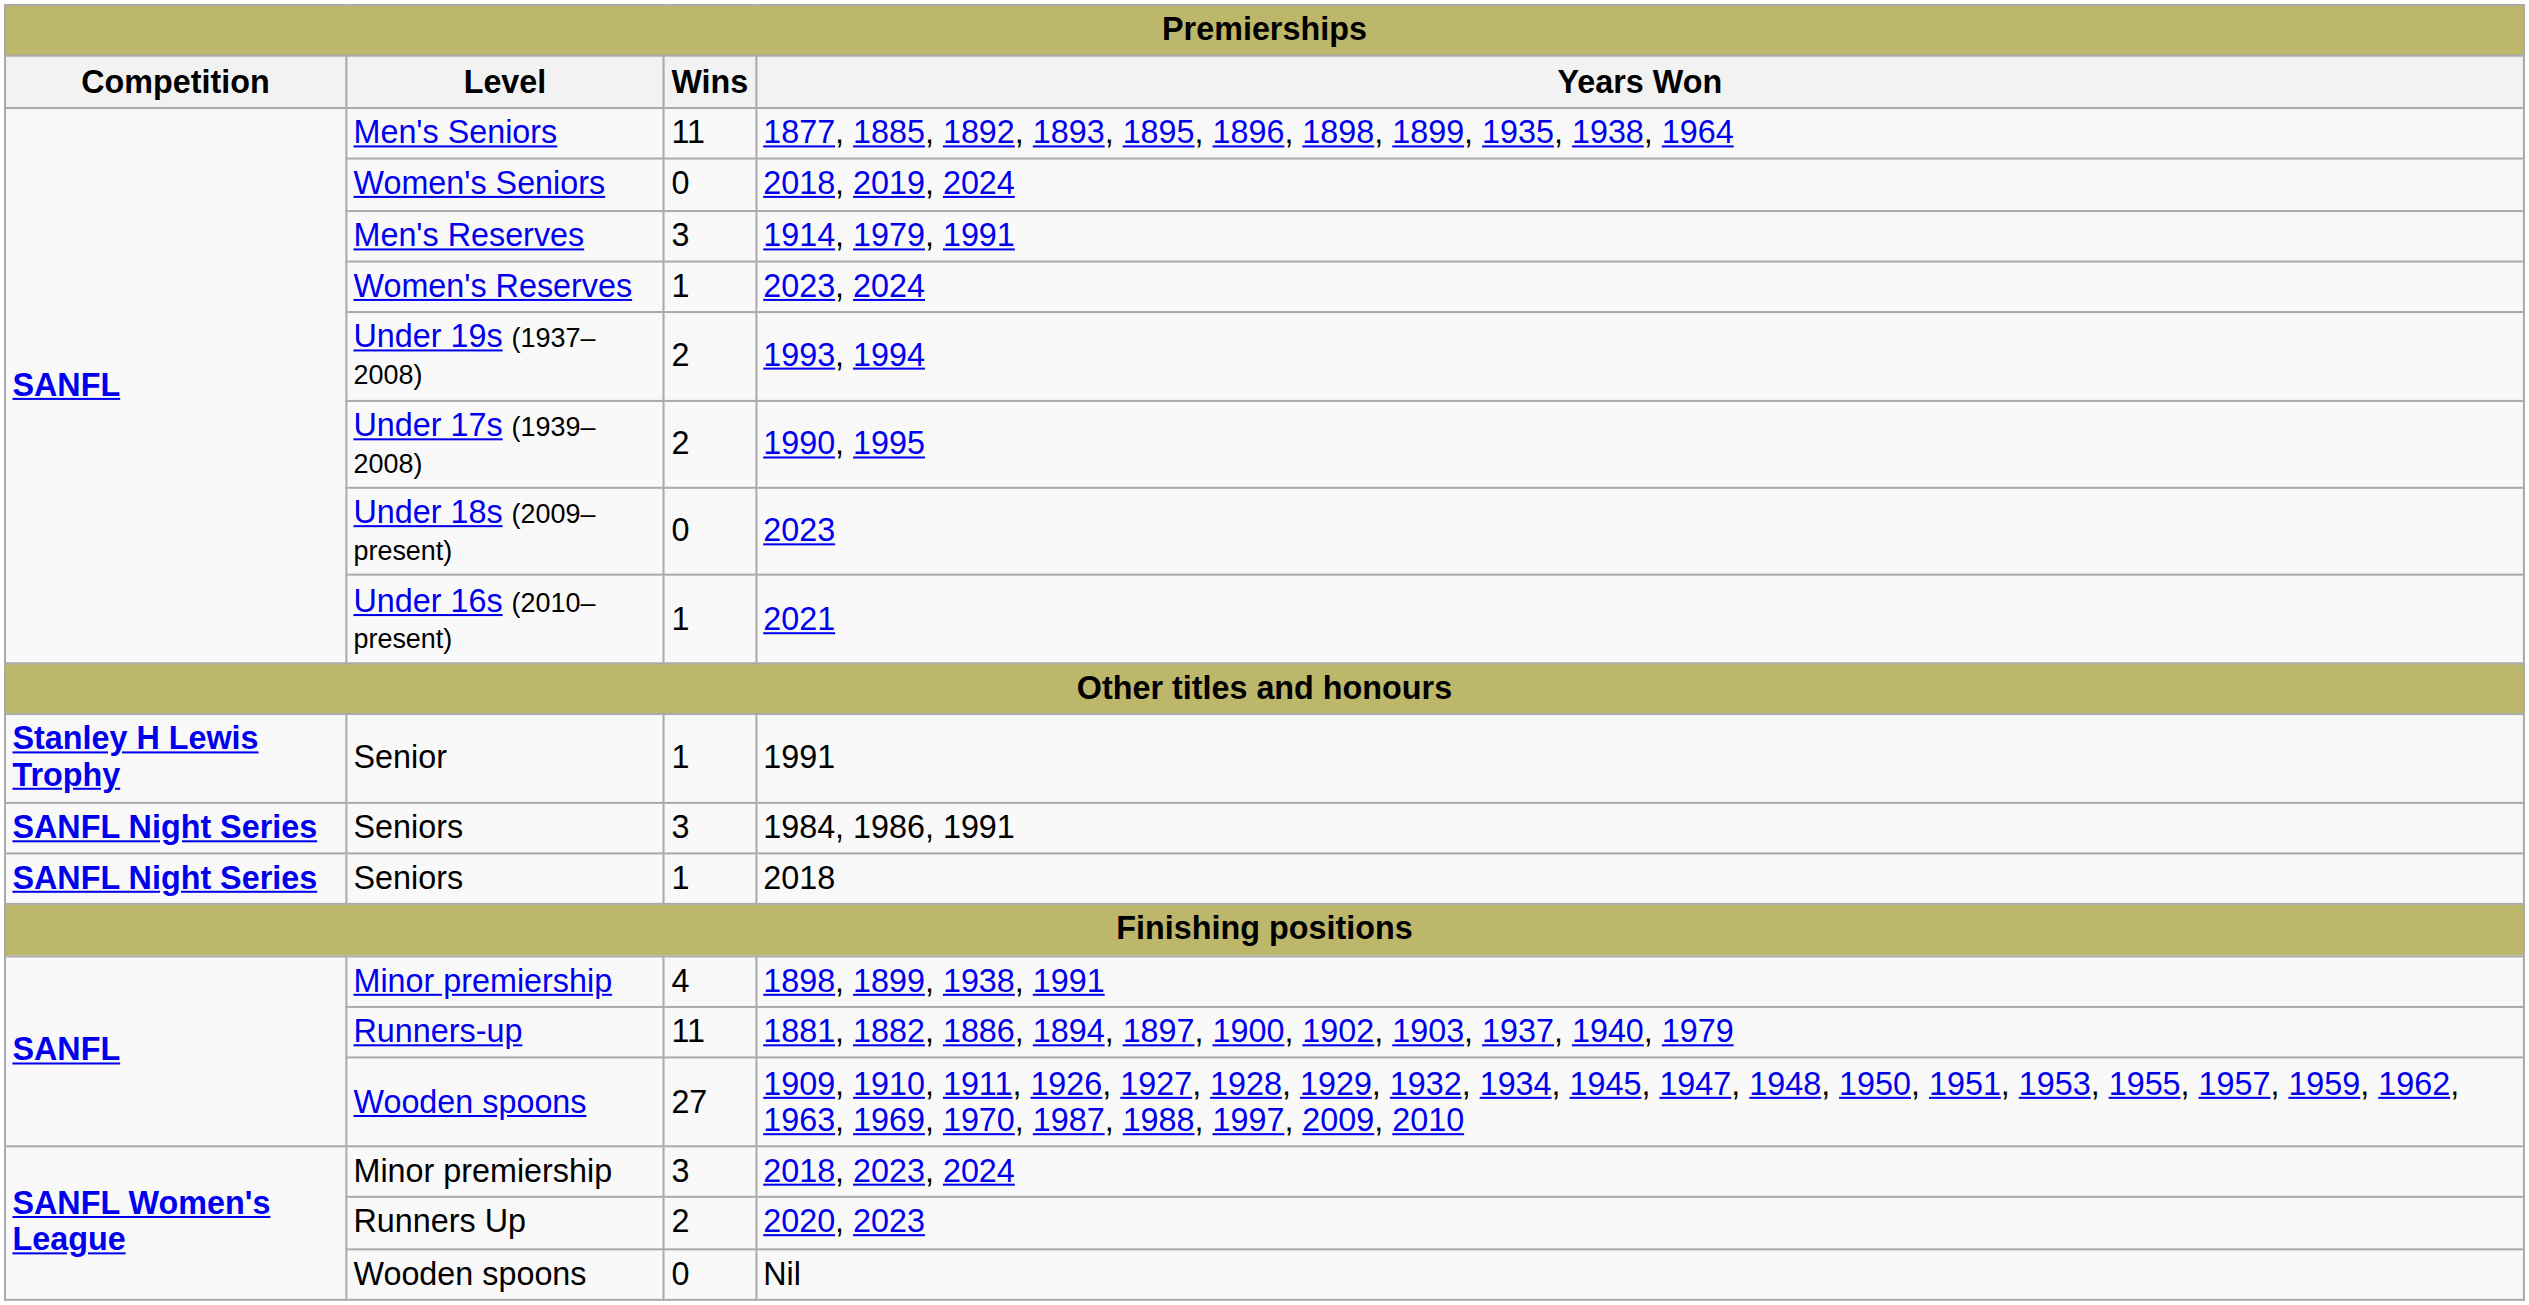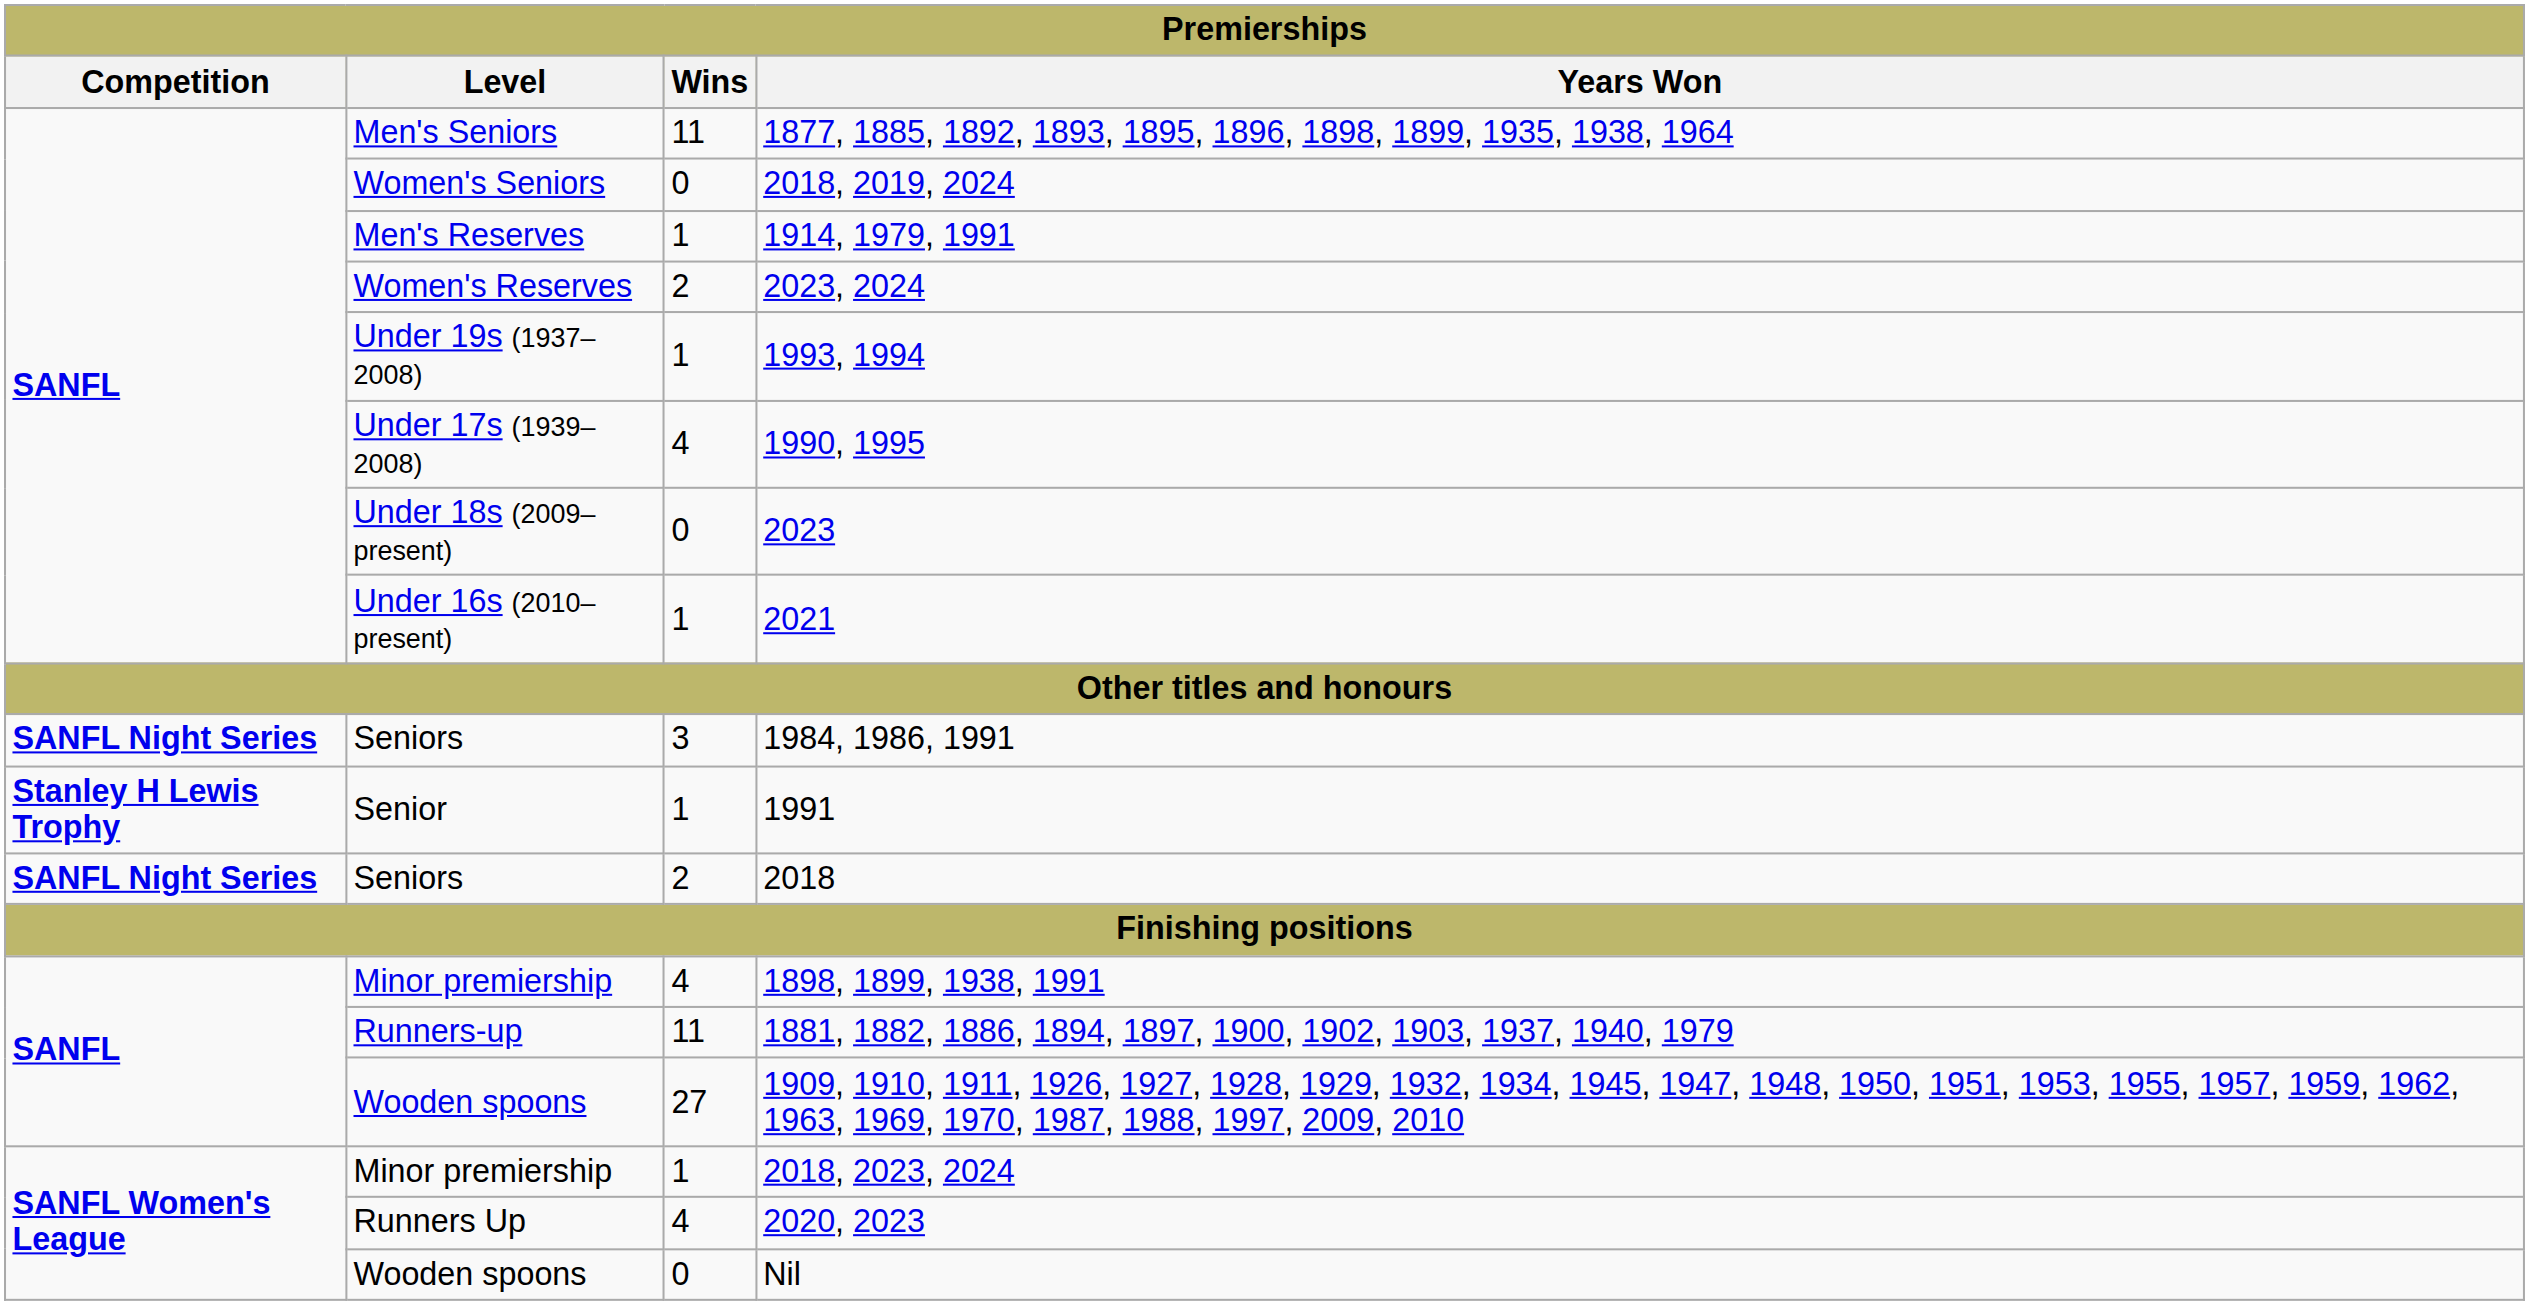(680, 235) 3 -> (680, 235) 1
(680, 286) 1 -> (680, 286) 2
(680, 355) 2 -> (680, 355) 1
(680, 443) 2 -> (680, 443) 4
rows swapped: (799, 757) <-> (889, 827)
(680, 878) 1 -> (680, 878) 2
(680, 1170) 3 -> (680, 1170) 1
(680, 1222) 2 -> (680, 1222) 4
